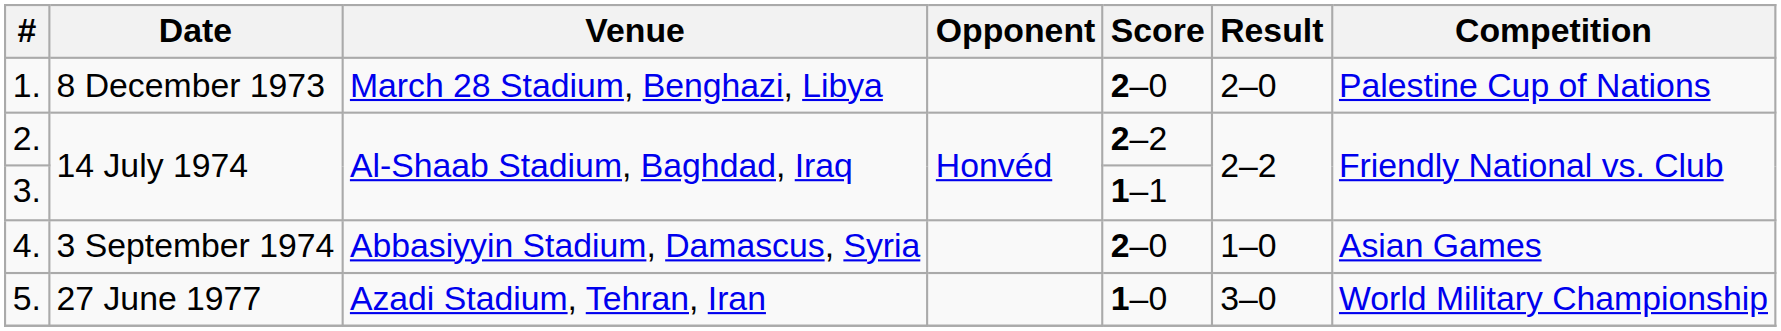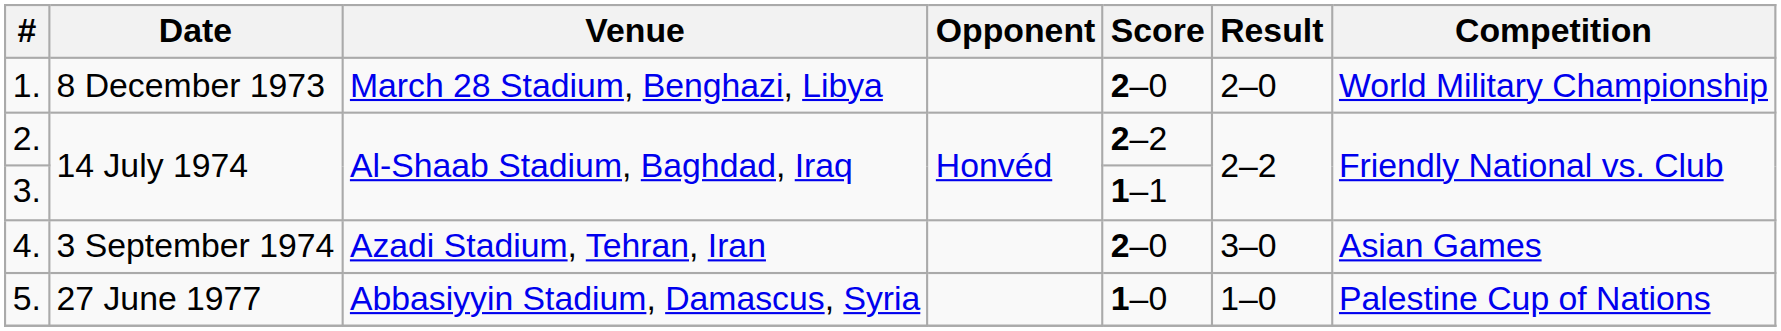(1525, 84) Palestine Cup of Nations -> (1553, 84) World Military Championship
(635, 245) Abbasiyyin Stadium, Damascus, Syria -> (558, 245) Azadi Stadium, Tehran, Iran
(1248, 245) 1–0 -> (1248, 245) 3–0
(558, 298) Azadi Stadium, Tehran, Iran -> (635, 298) Abbasiyyin Stadium, Damascus, Syria
(1248, 298) 3–0 -> (1248, 298) 1–0
(1553, 298) World Military Championship -> (1525, 298) Palestine Cup of Nations
